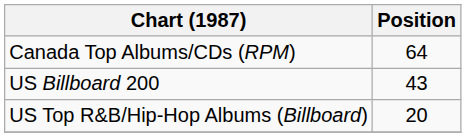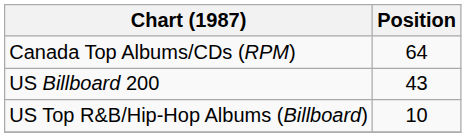(417, 115) 20 -> (417, 115) 10
